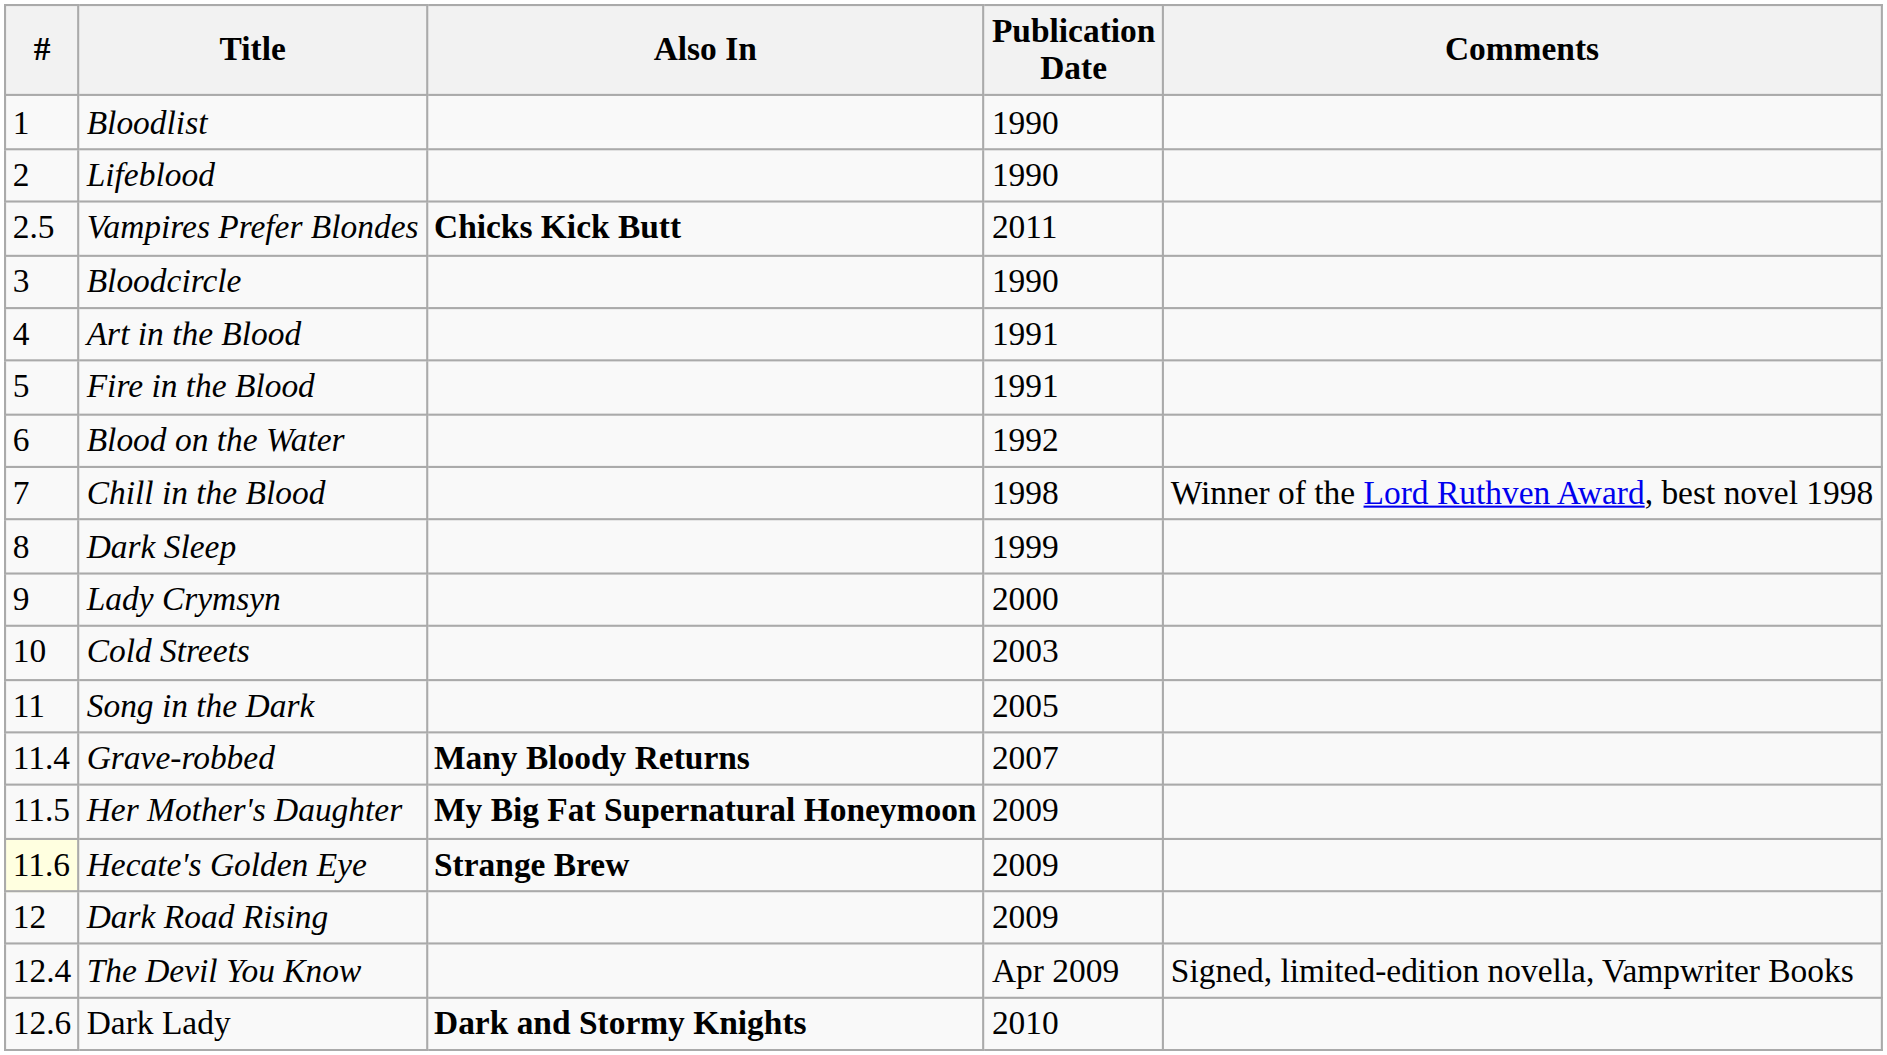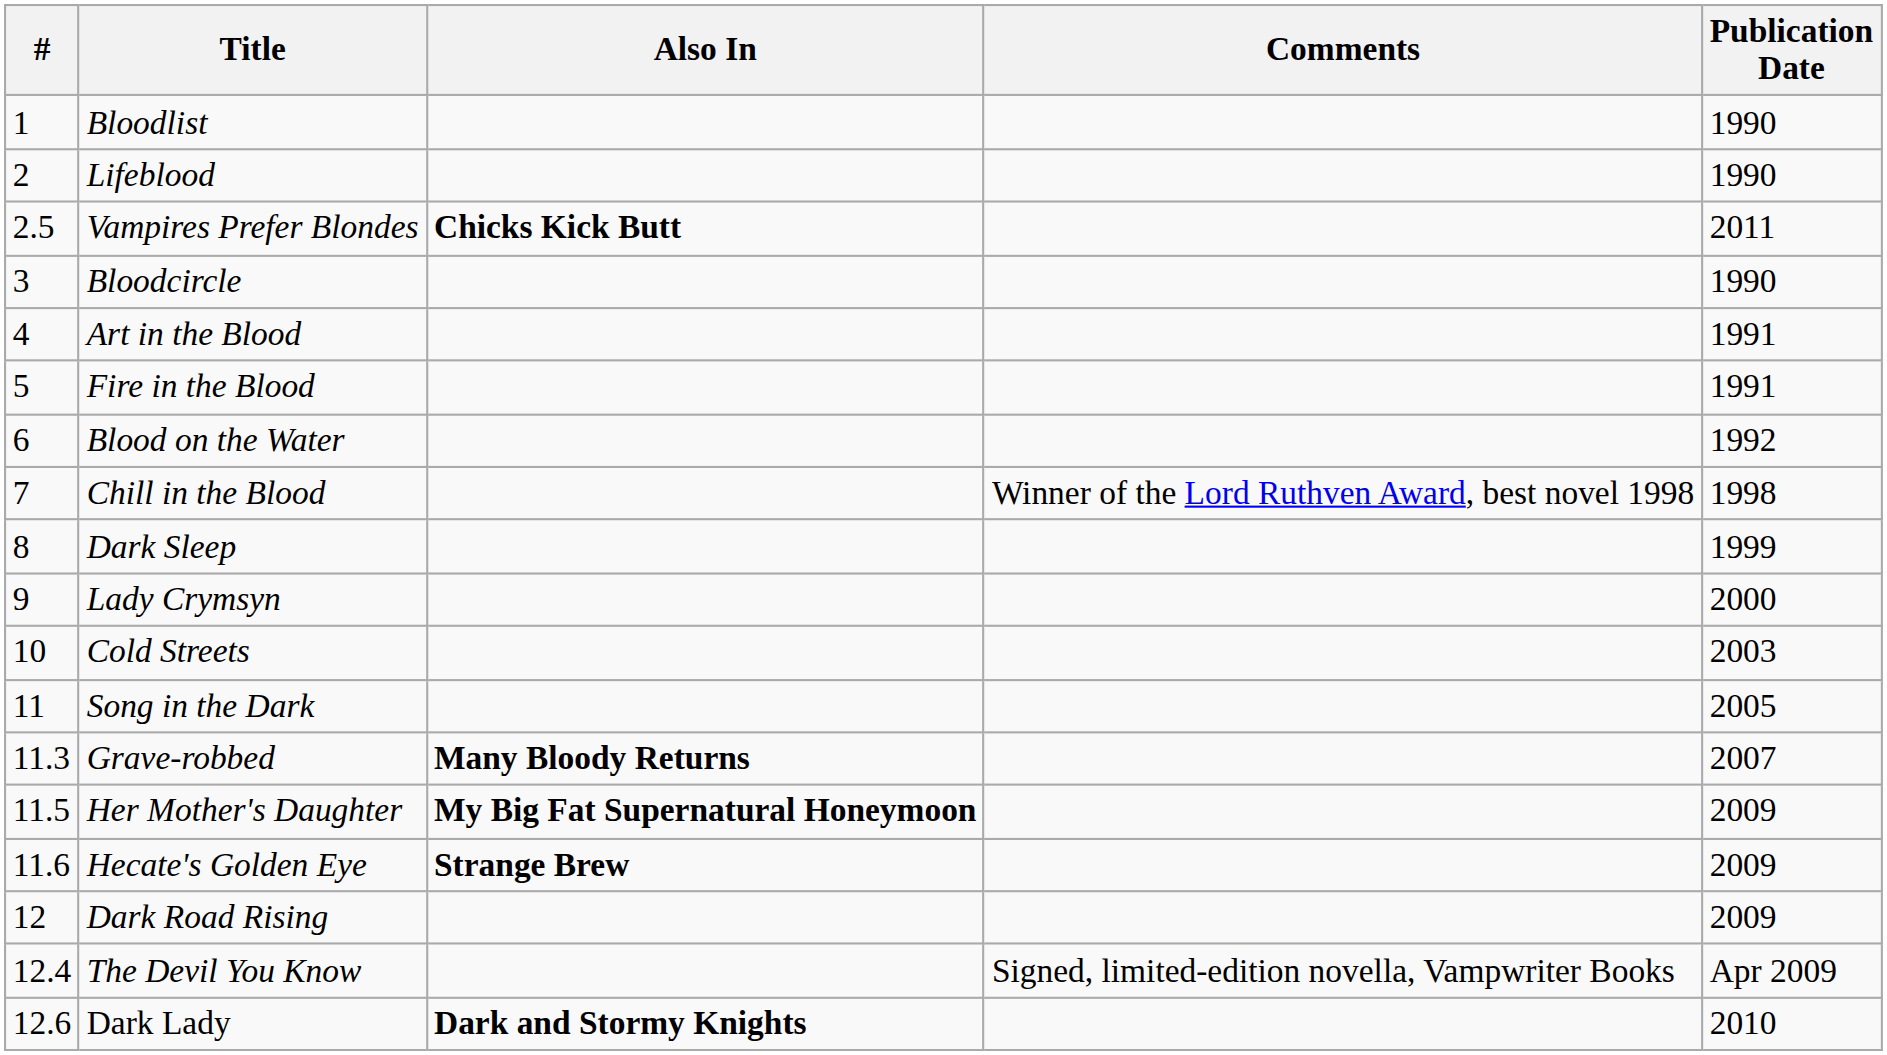columns swapped: (1074, 49) <-> (1522, 49)
(41, 758) 11.4 -> (41, 758) 11.3
(41, 864) lightyellow background -> (41, 864) no background
